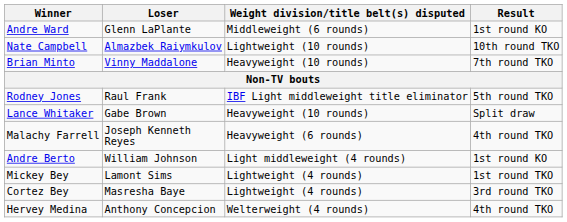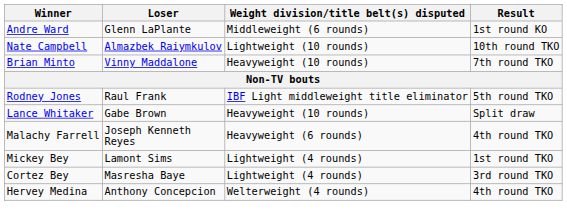- row: (41, 159)
